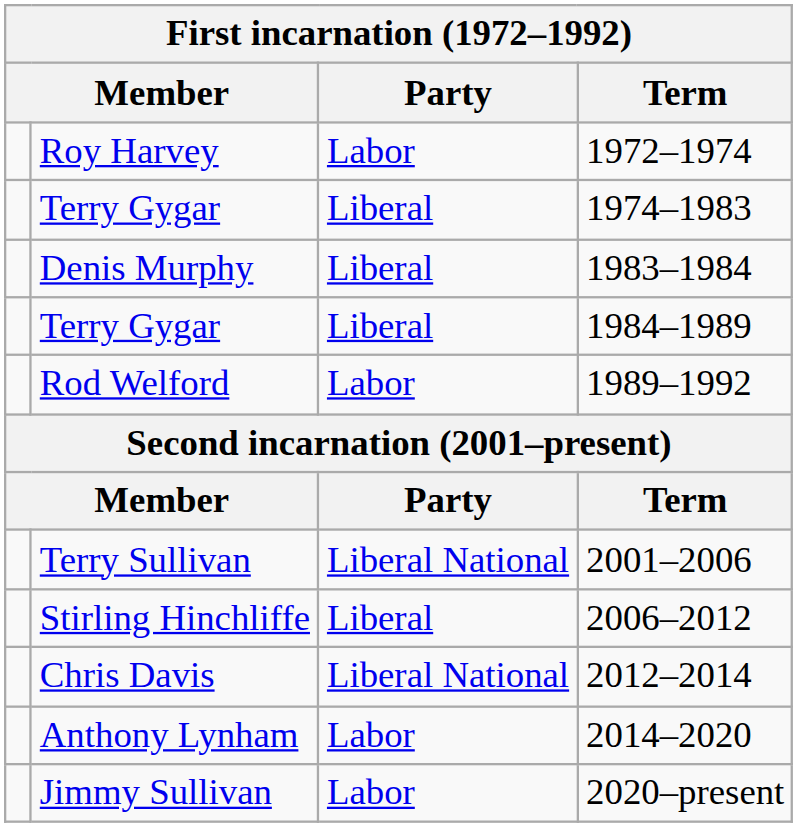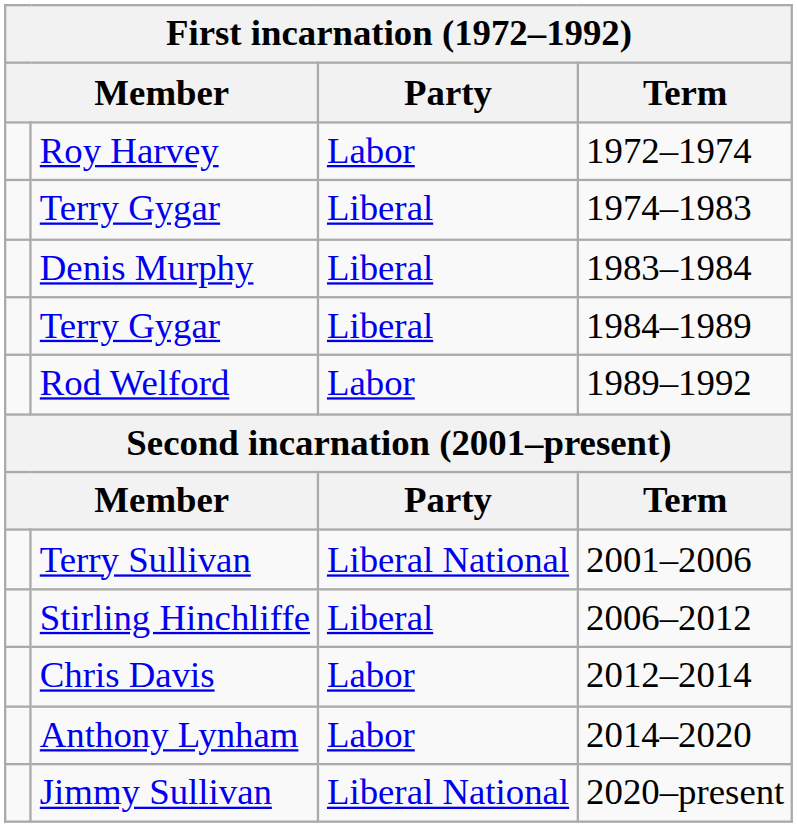(448, 675) Liberal National -> (371, 675) Labor
(371, 792) Labor -> (448, 792) Liberal National
